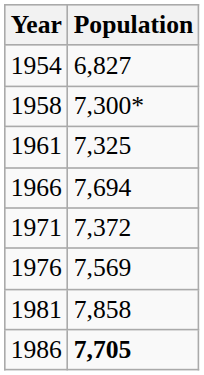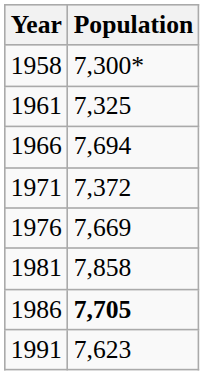- row: (36, 65)
(103, 268) 7,569 -> (103, 227) 7,669
+ row: (36, 349)
